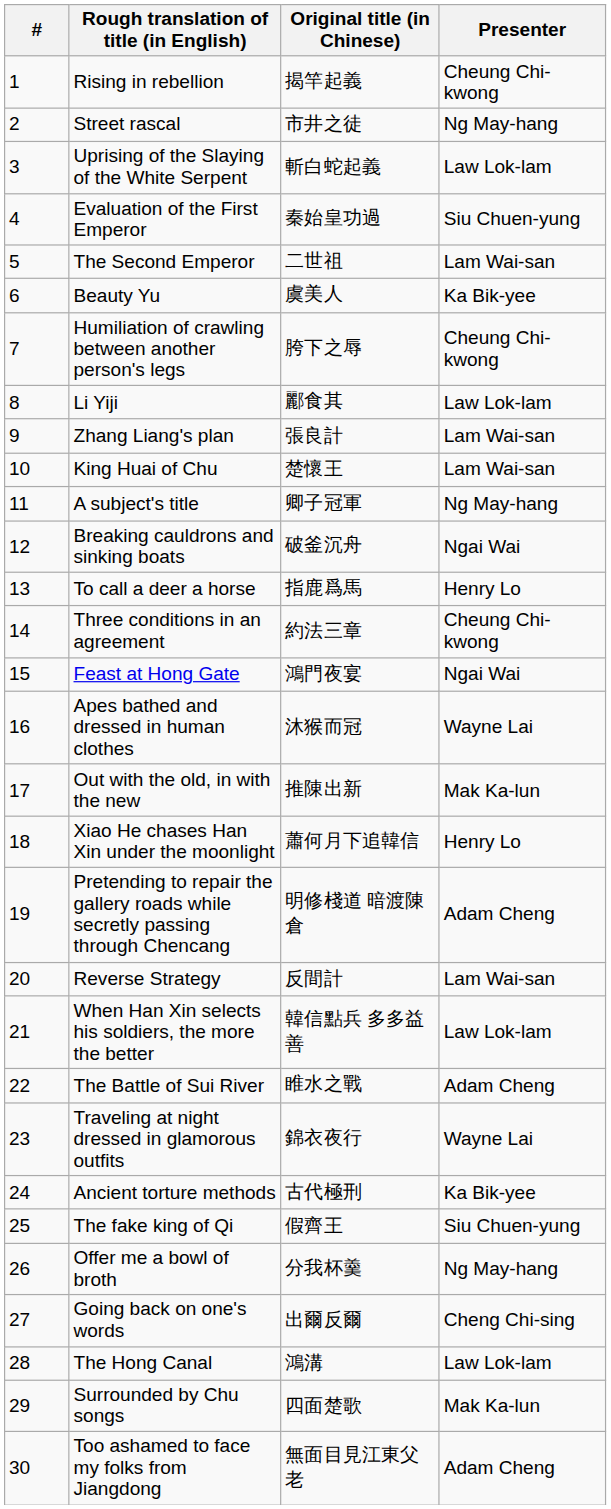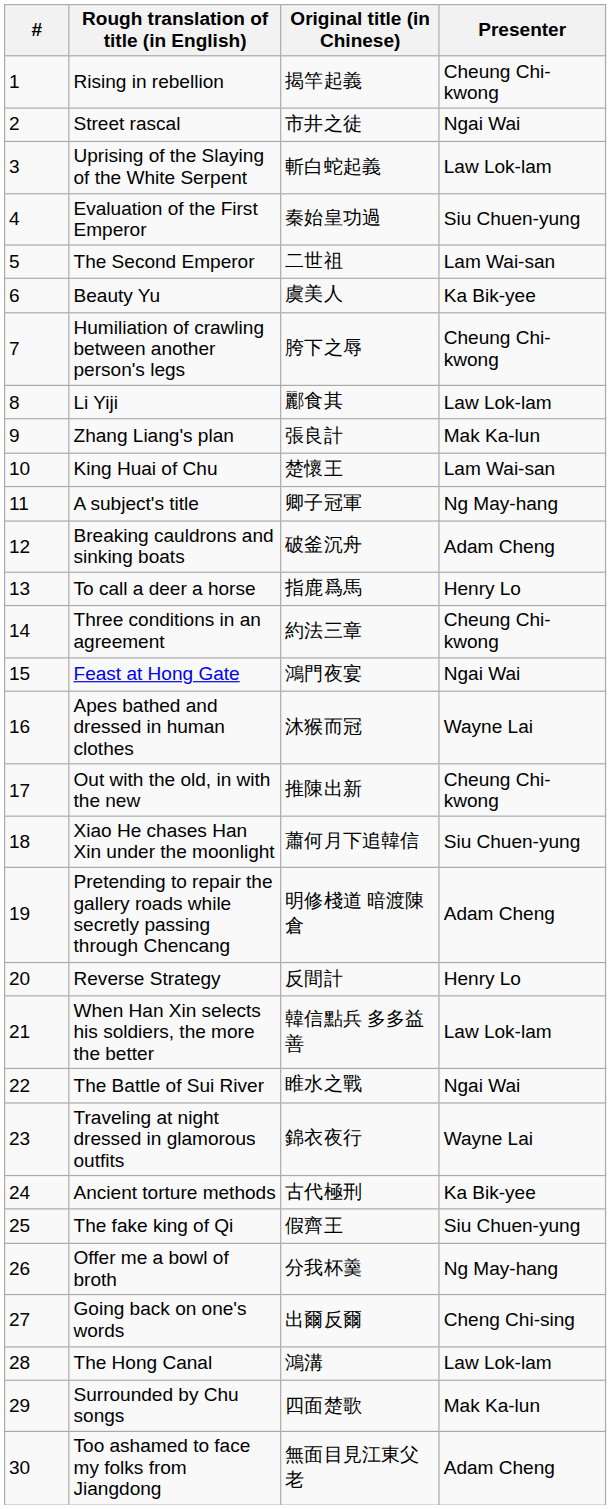(501, 124) Ng May-hang -> (482, 124) Ngai Wai
(499, 435) Lam Wai-san -> (492, 435) Mak Ka-lun
(482, 546) Ngai Wai -> (499, 546) Adam Cheng
(492, 789) Mak Ka-lun -> (497, 789) Cheung Chi-kwong
(482, 841) Henry Lo -> (512, 841) Siu Chuen-yung
(499, 978) Lam Wai-san -> (482, 978) Henry Lo
(499, 1085) Adam Cheng -> (482, 1085) Ngai Wai
